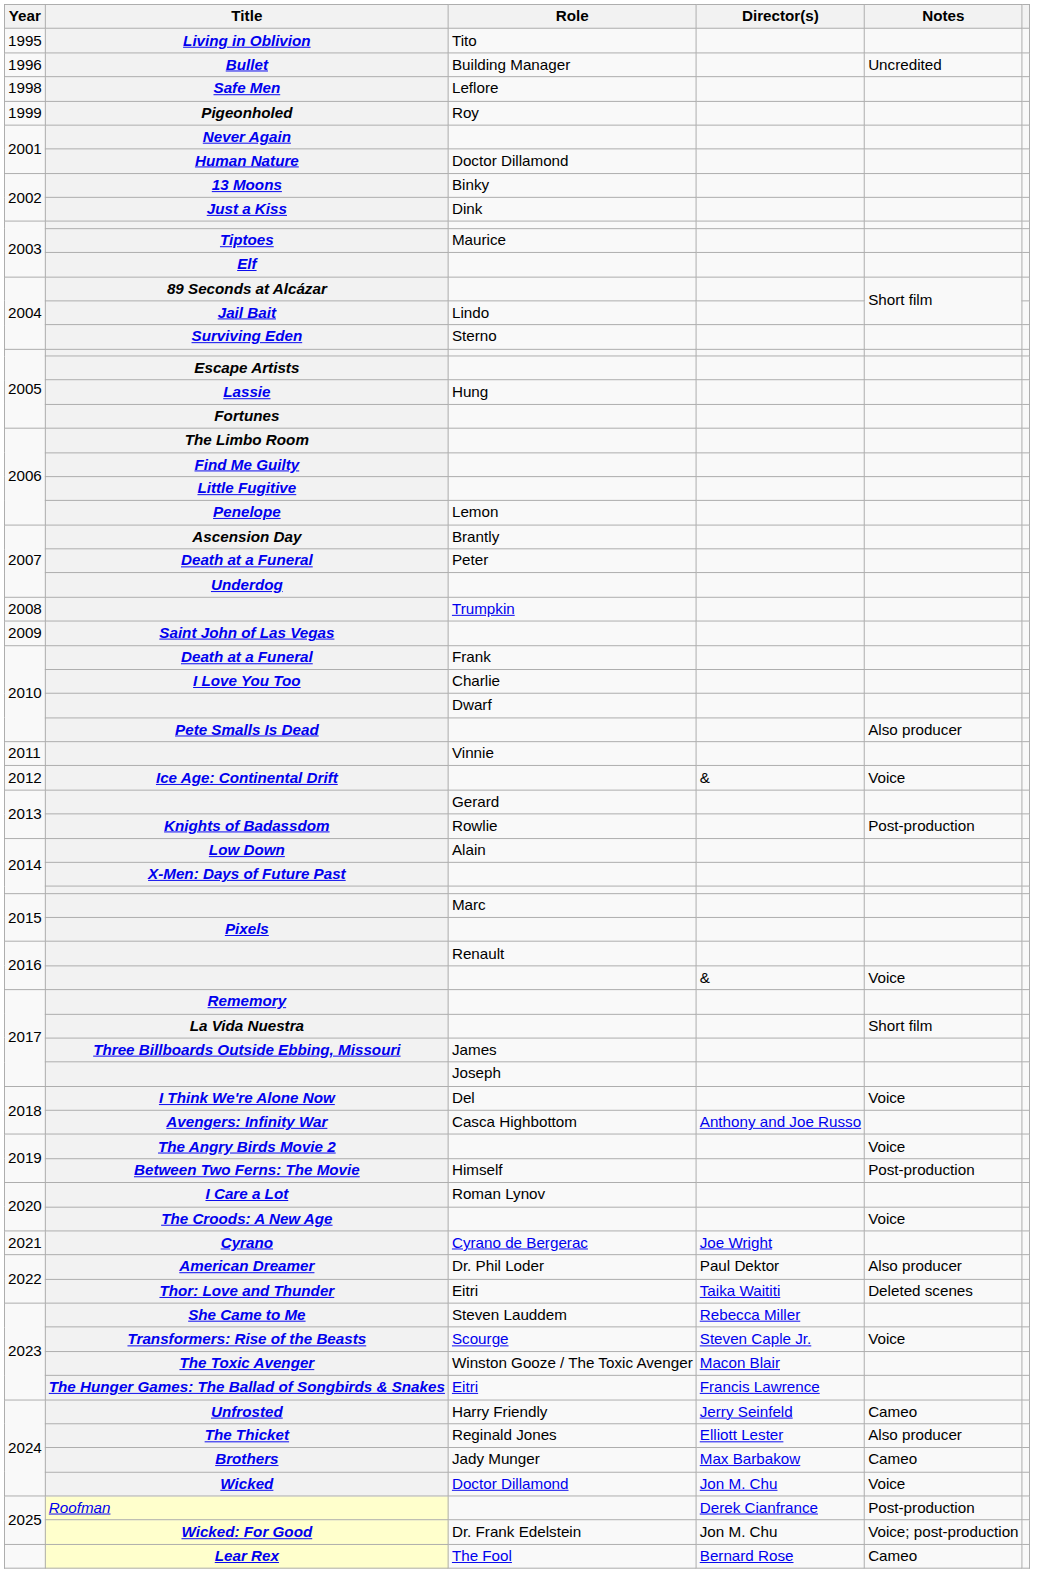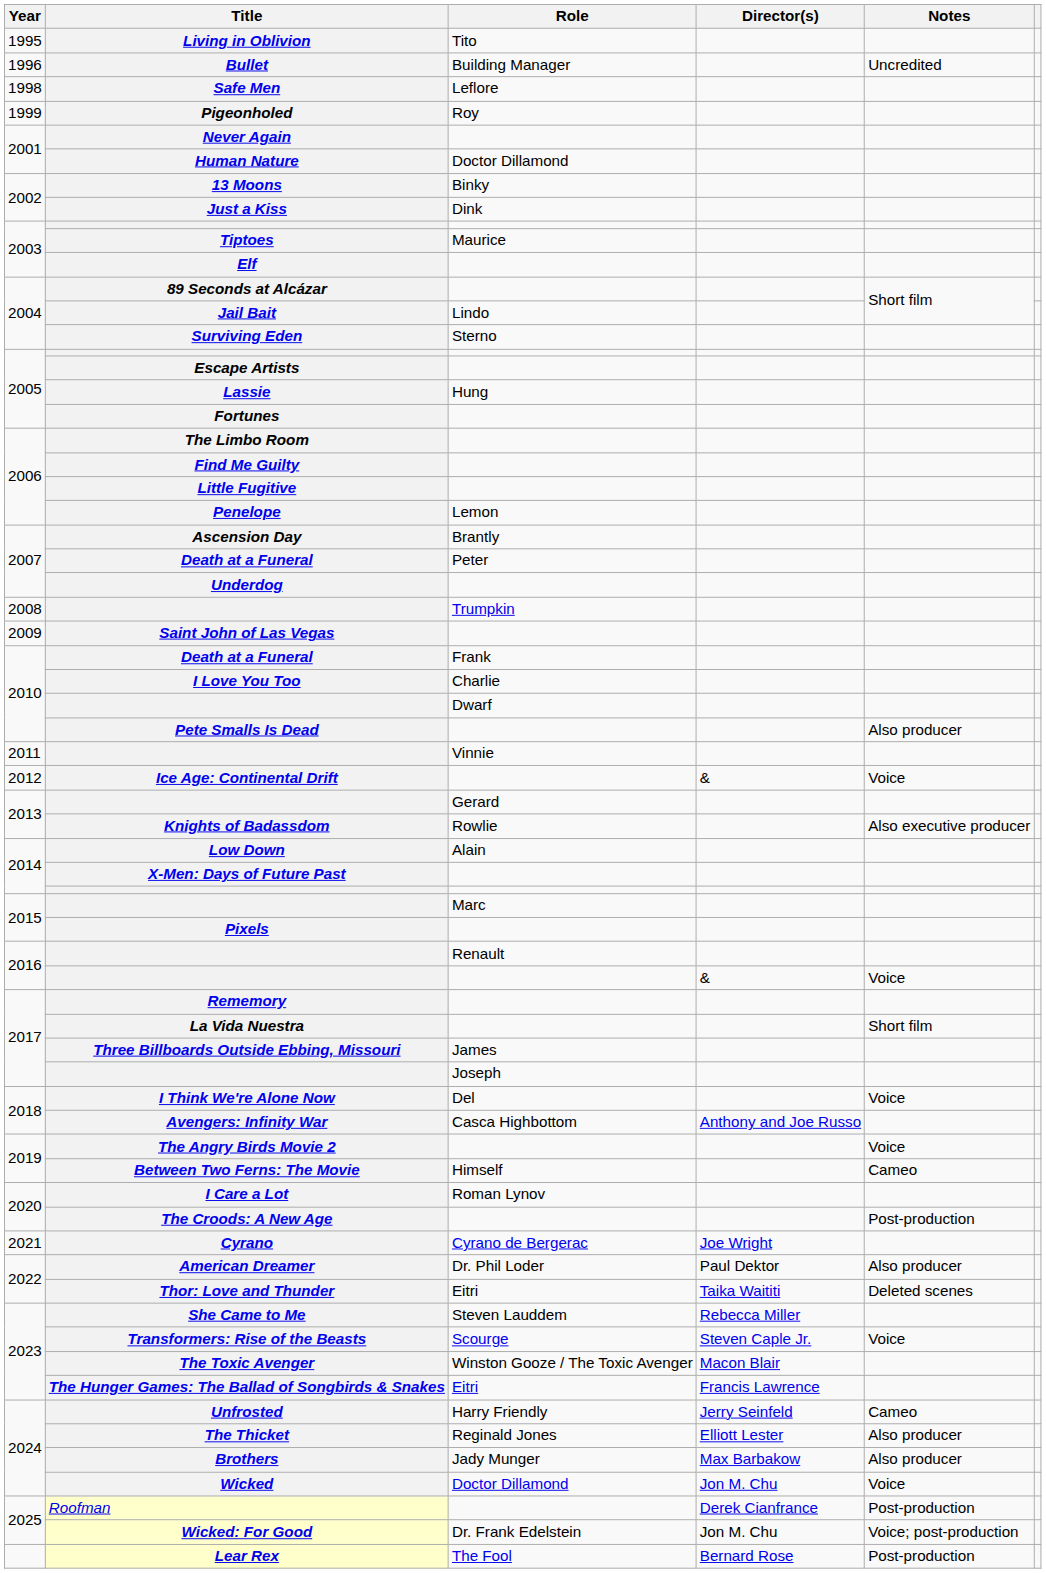(921, 826) Post-production -> (949, 826) Also executive producer
(921, 1170) Post-production -> (893, 1170) Cameo
(887, 1218) Voice -> (921, 1218) Post-production
(893, 1459) Cameo -> (915, 1459) Also producer
(893, 1556) Cameo -> (921, 1556) Post-production
